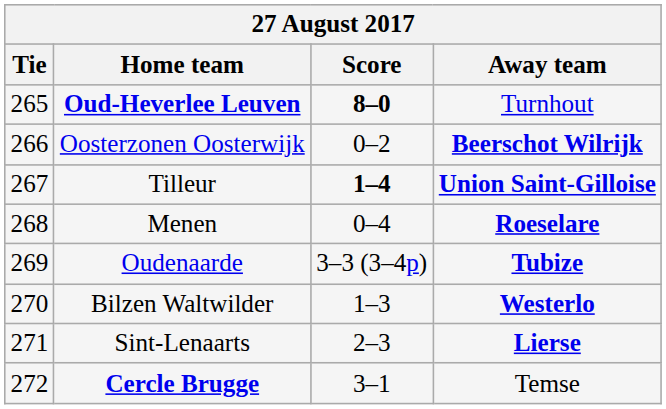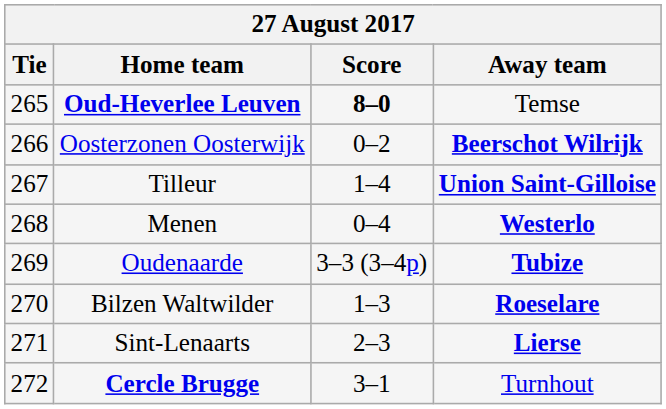(547, 104) Turnhout -> (547, 104) Temse
(372, 183) bold -> (372, 183) normal
(547, 223) Roeselare -> (547, 223) Westerlo
(547, 303) Westerlo -> (547, 303) Roeselare
(547, 382) Temse -> (547, 382) Turnhout
